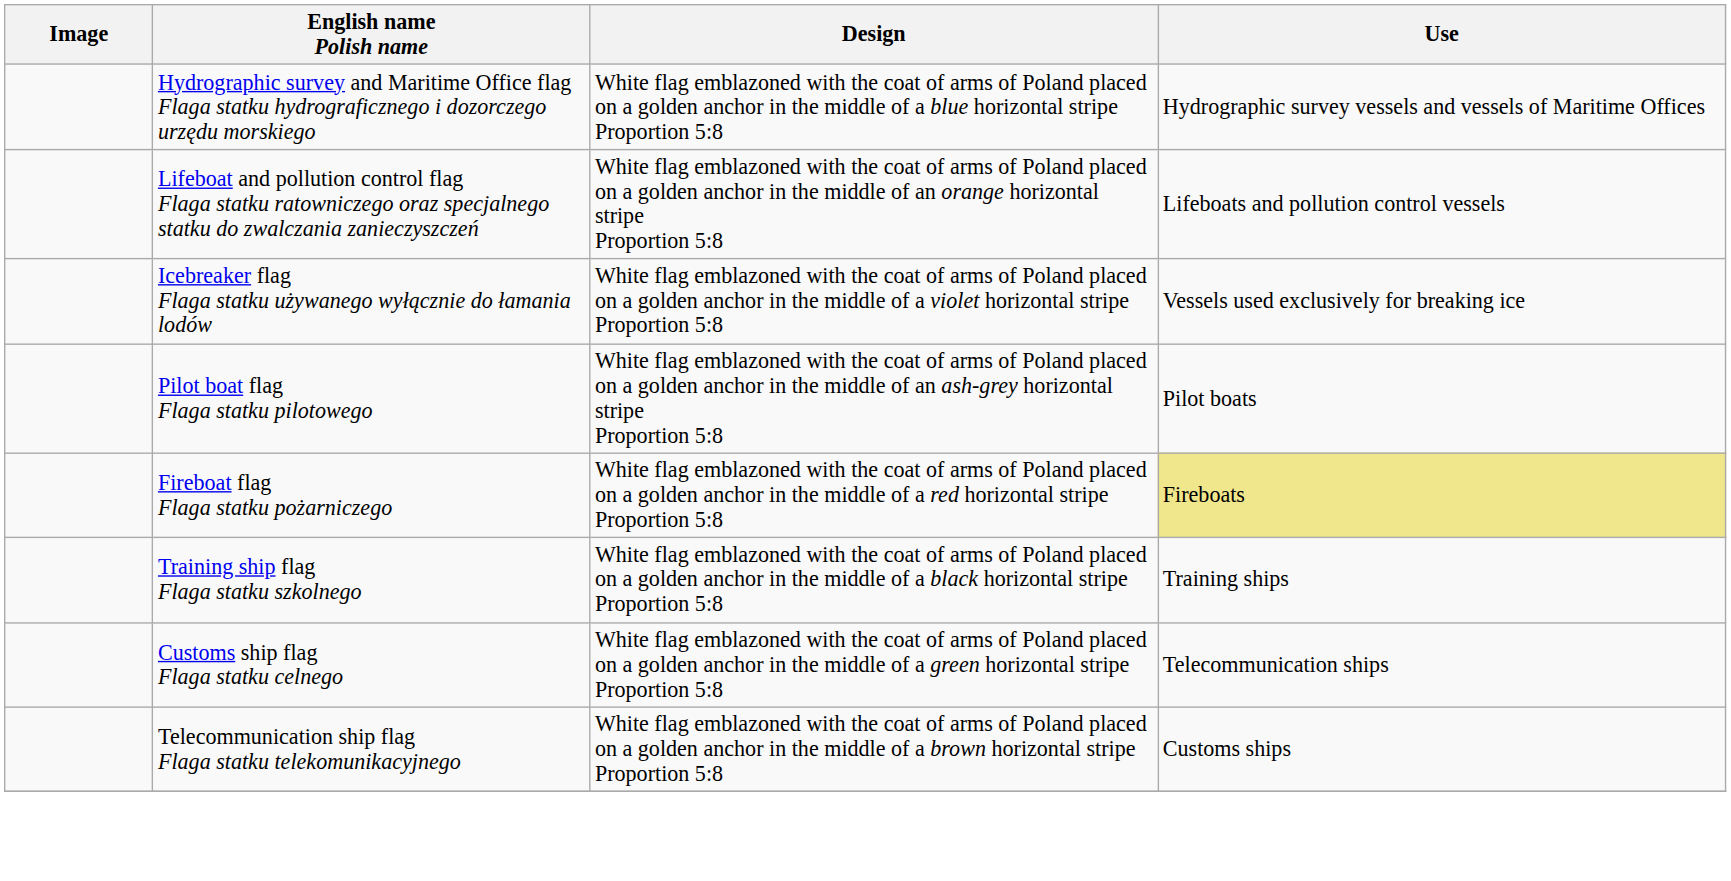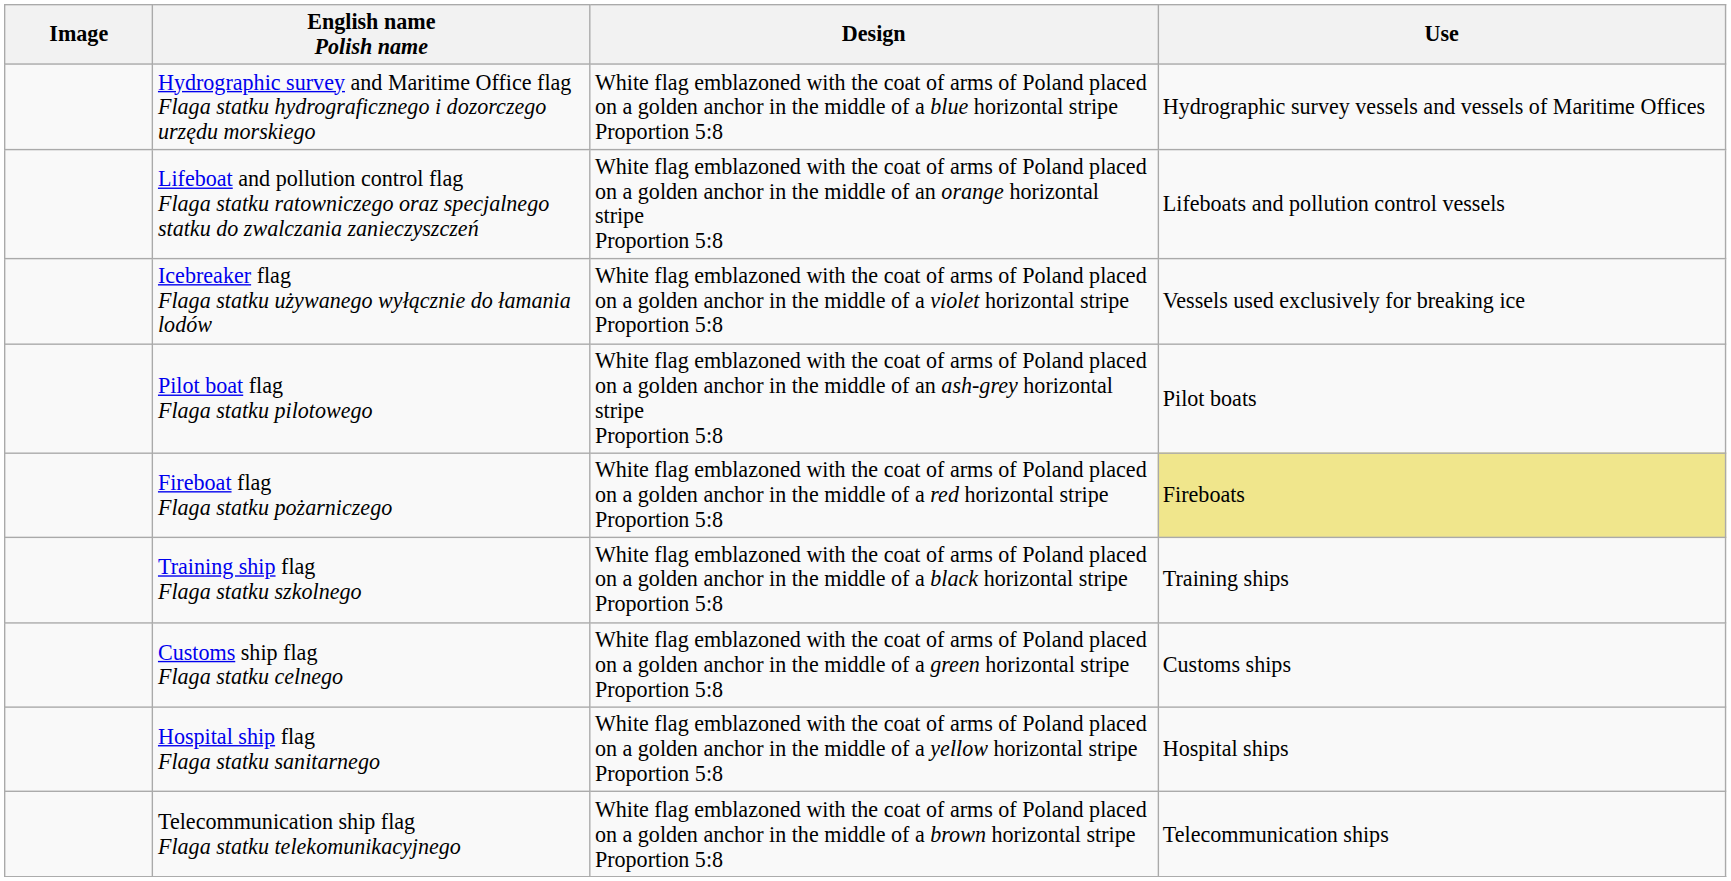(1276, 664) Telecommunication ships -> (1227, 664) Customs ships
+ row: (269, 749)
(1227, 749) Customs ships -> (1276, 833) Telecommunication ships
